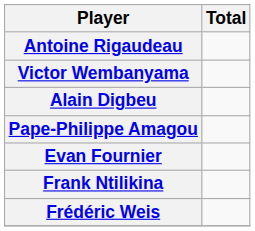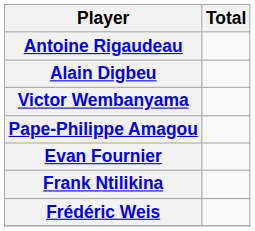rows swapped: (103, 73) <-> (103, 101)
